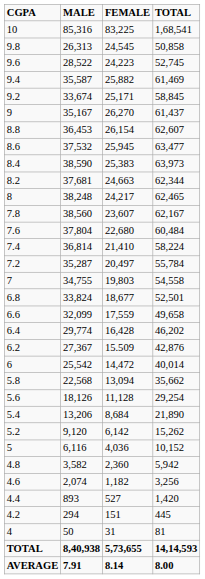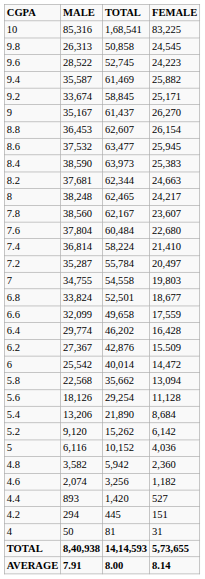columns swapped: (127, 12) <-> (173, 12)
